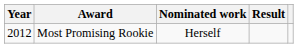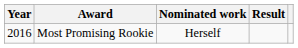(19, 33) 2012 -> (19, 33) 2016
